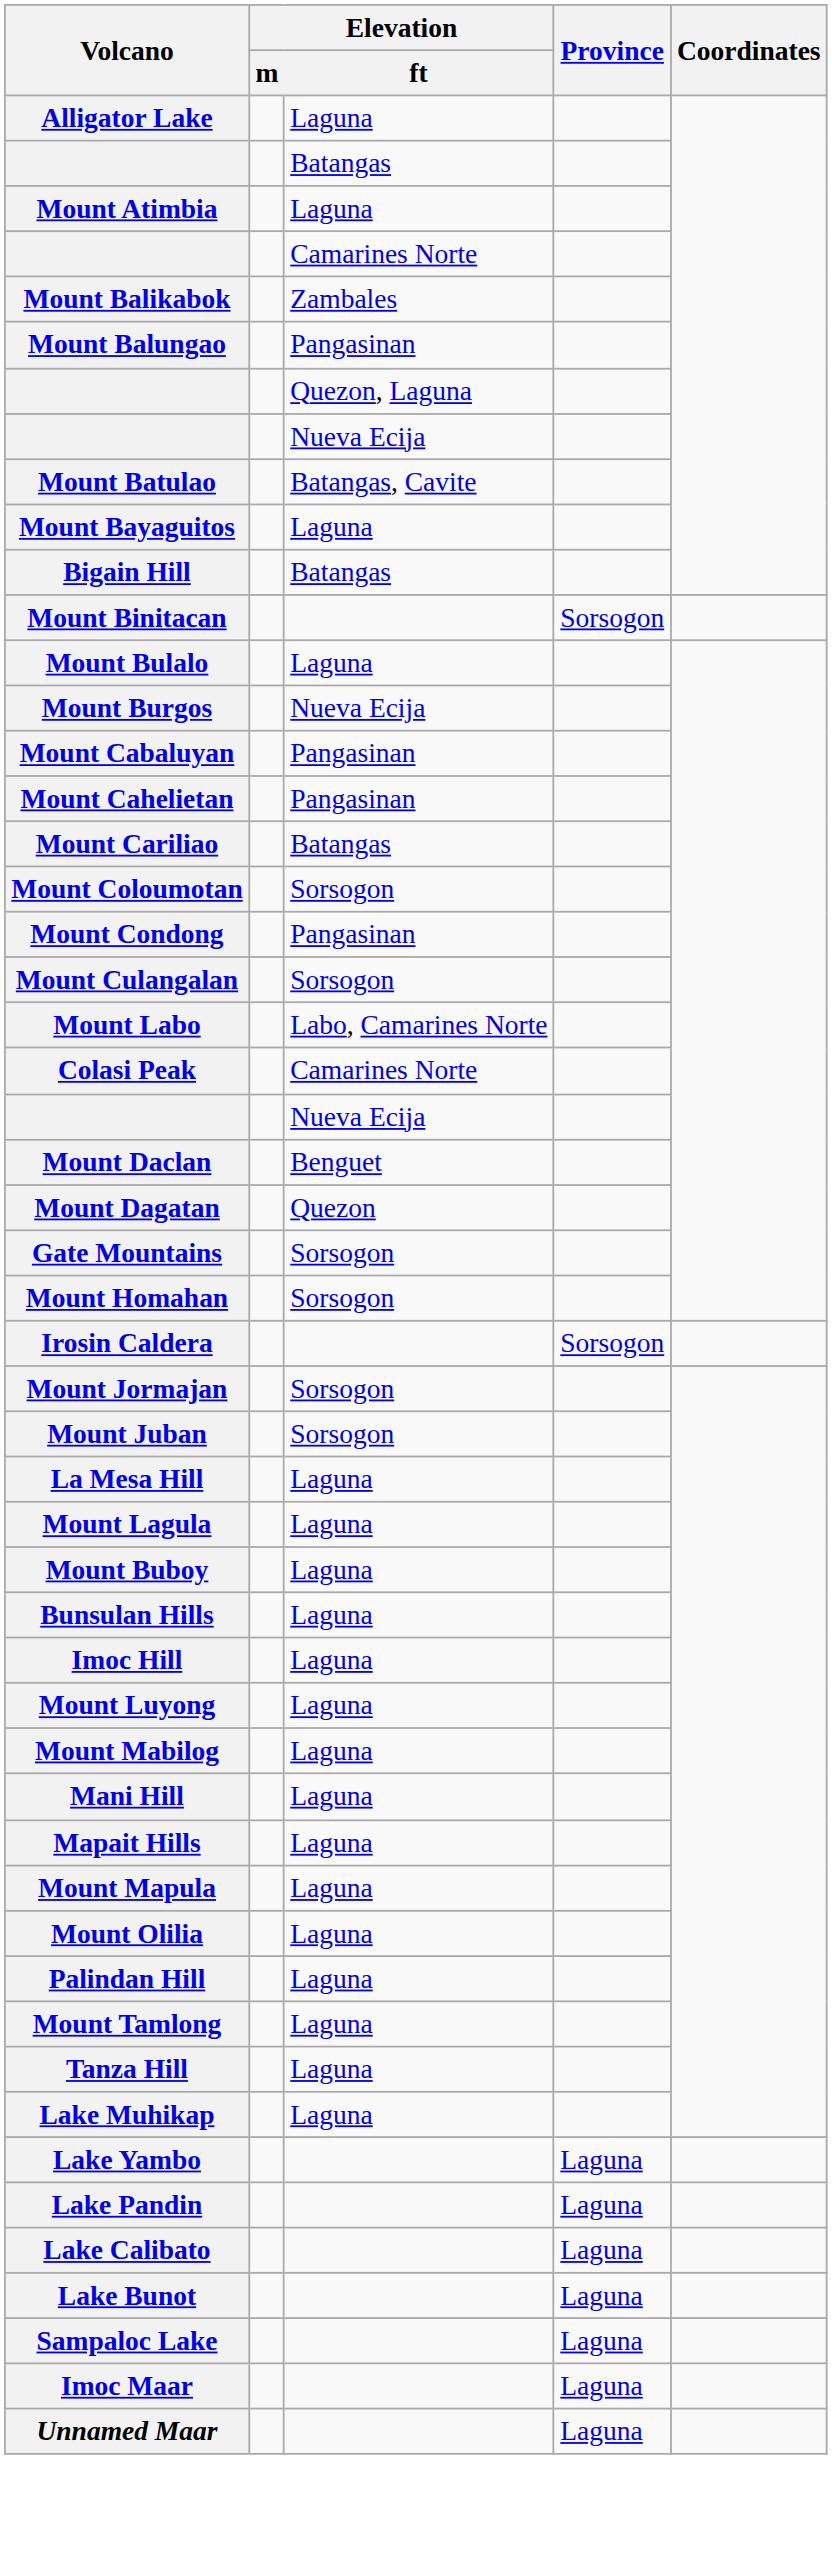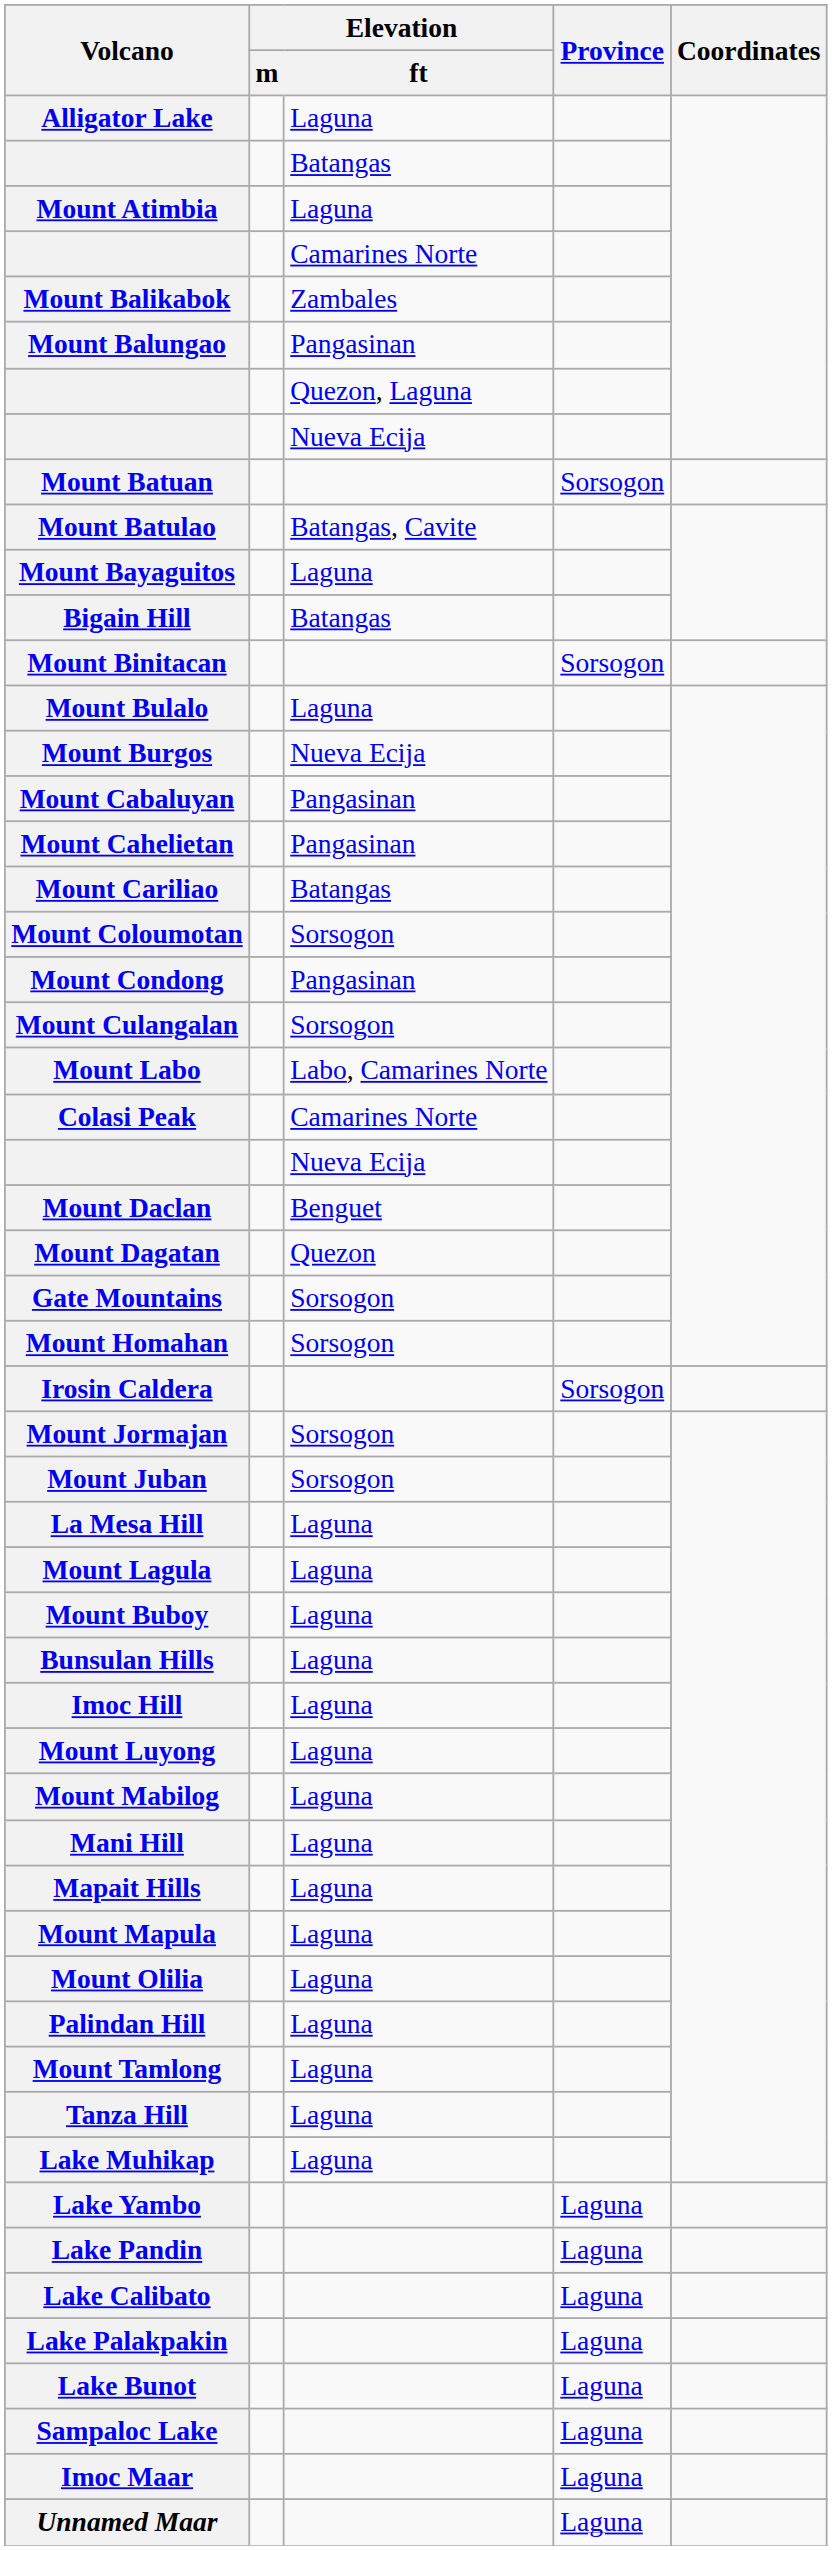+ row: (127, 481)
+ row: (127, 2340)
